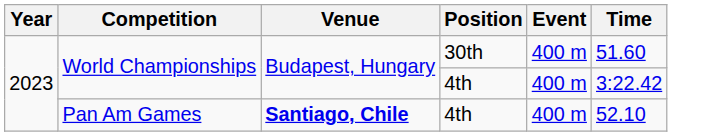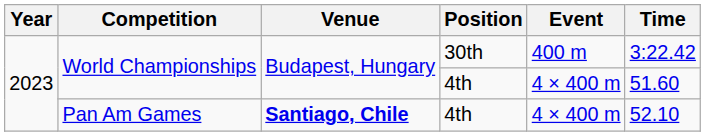(621, 51) 51.60 -> (663, 51) 3:22.42
(559, 83) 400 m -> (576, 83) 4 × 400 m
(629, 83) 3:22.42 -> (655, 83) 51.60
(559, 114) 400 m -> (576, 114) 4 × 400 m
